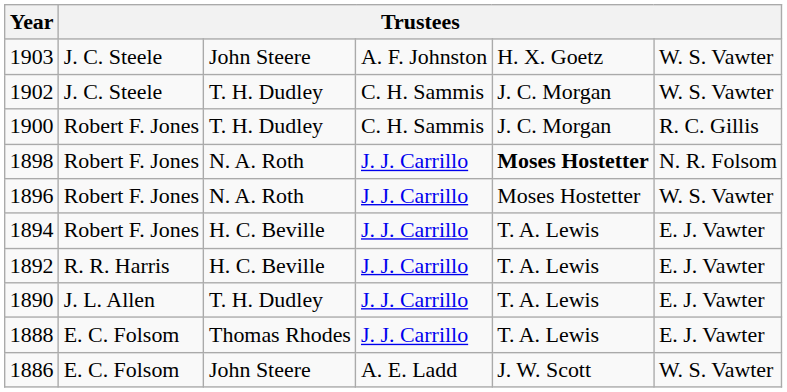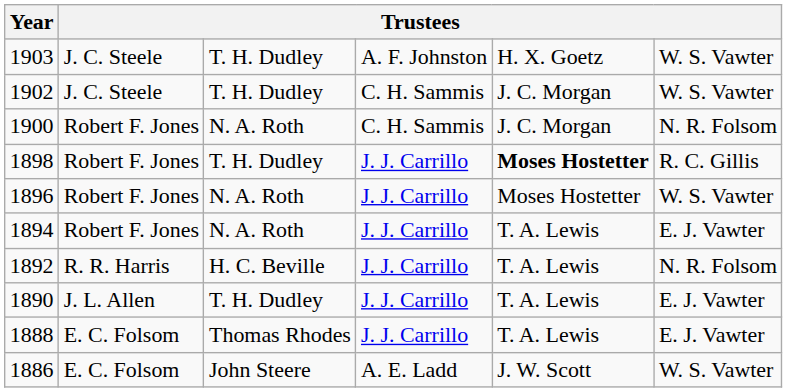(260, 56) John Steere -> (266, 56) T. H. Dudley
(266, 126) T. H. Dudley -> (257, 126) N. A. Roth
(709, 126) R. C. Gillis -> (718, 126) N. R. Folsom
(257, 160) N. A. Roth -> (266, 160) T. H. Dudley
(718, 160) N. R. Folsom -> (709, 160) R. C. Gillis
(267, 230) H. C. Beville -> (257, 230) N. A. Roth
(712, 265) E. J. Vawter -> (718, 265) N. R. Folsom
